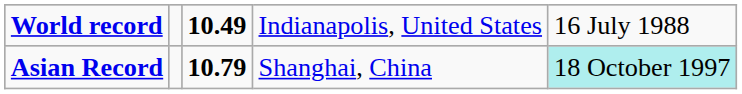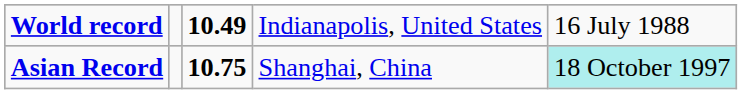(217, 66) 10.79 -> (217, 66) 10.75
